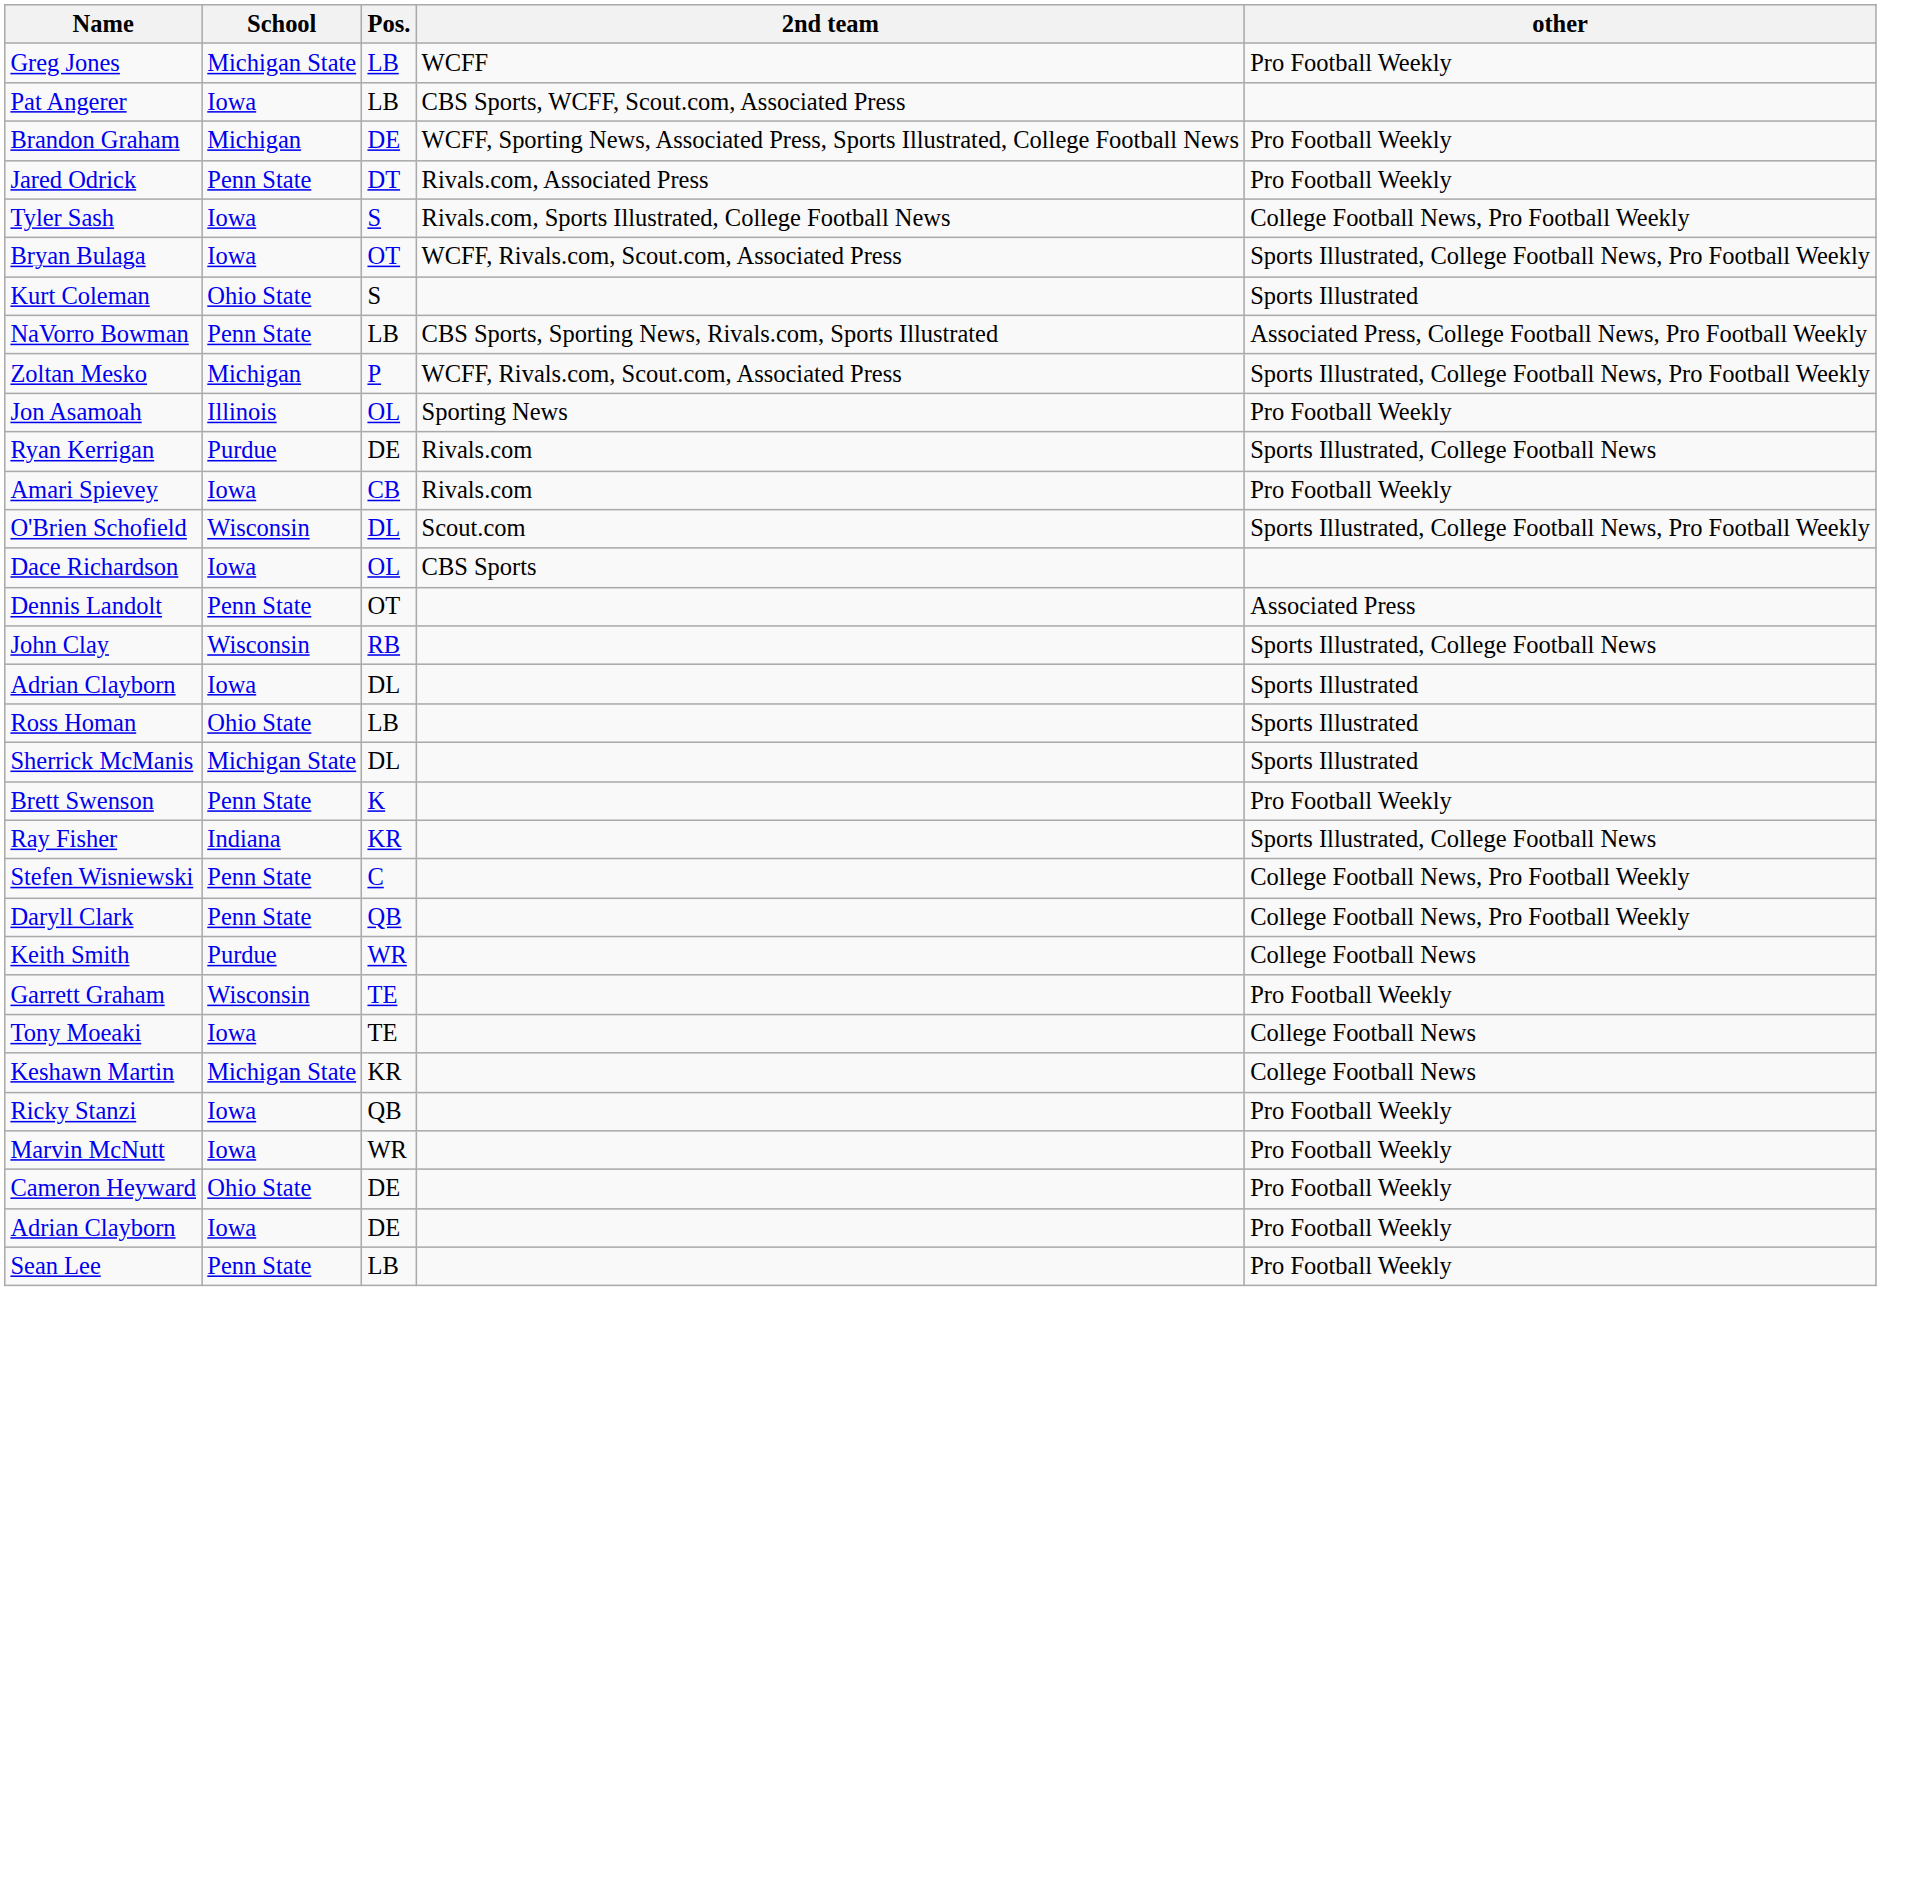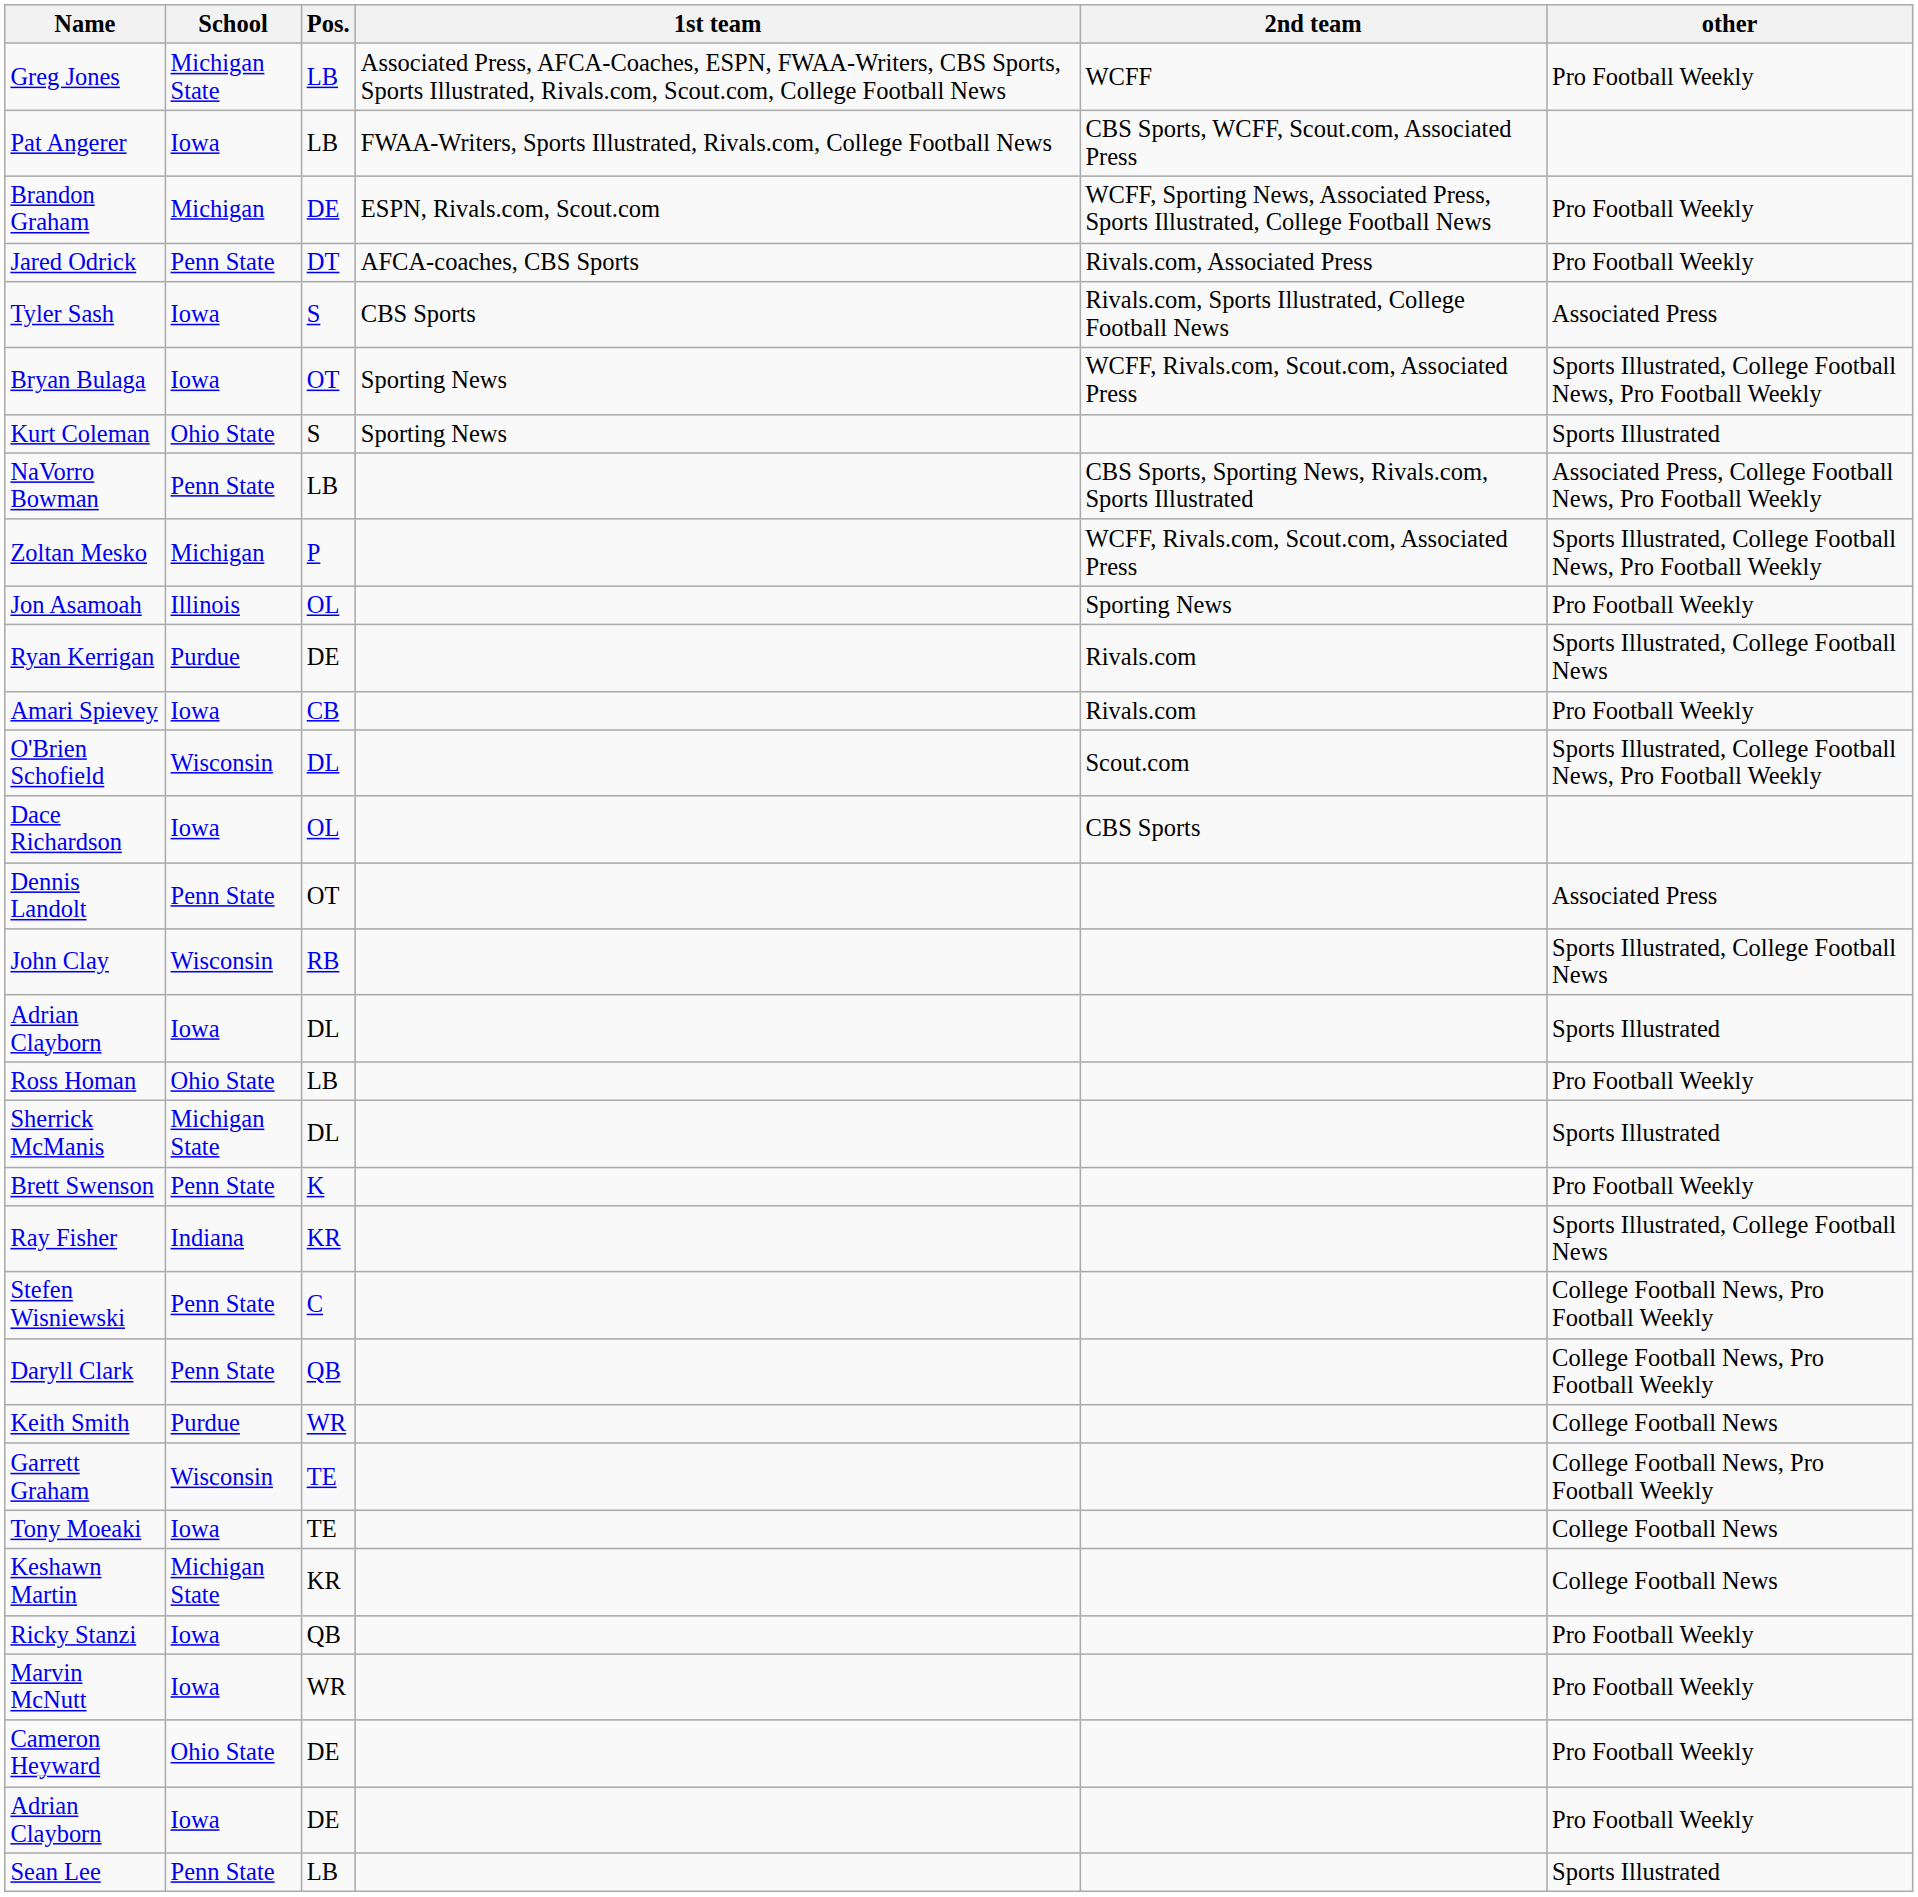+ column: (718, 23)
(1470, 218) College Football News, Pro Football Weekly -> (1635, 314) Associated Press
(1334, 722) Sports Illustrated -> (1653, 1080) Pro Football Weekly
(1351, 994) Pro Football Weekly -> (1688, 1476) College Football News, Pro Football Weekly
(1351, 1266) Pro Football Weekly -> (1636, 1872) Sports Illustrated
